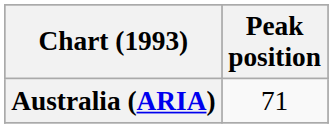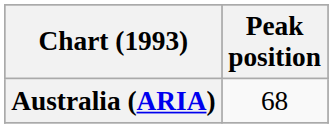(275, 100) 71 -> (275, 100) 68
